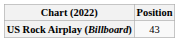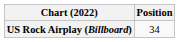(155, 29) 43 -> (155, 29) 34
